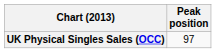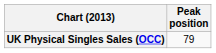(189, 39) 97 -> (189, 39) 79
